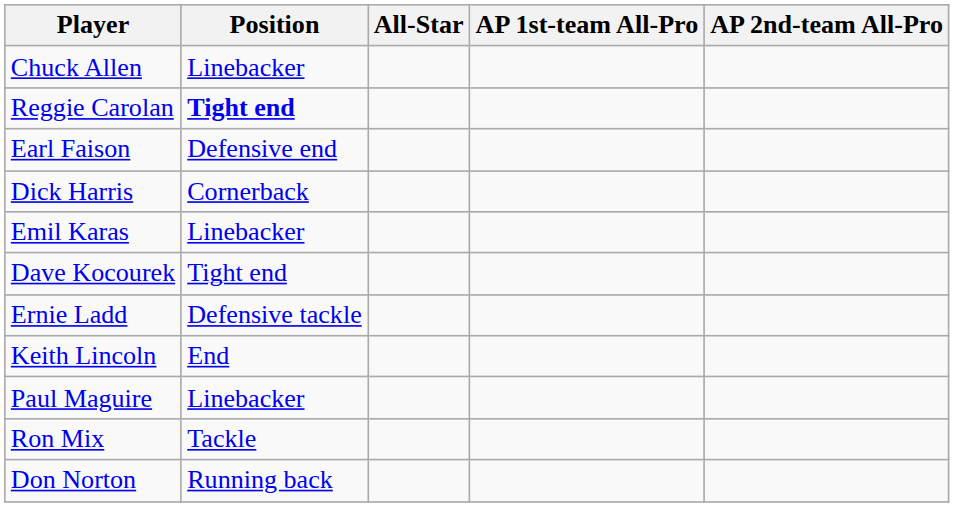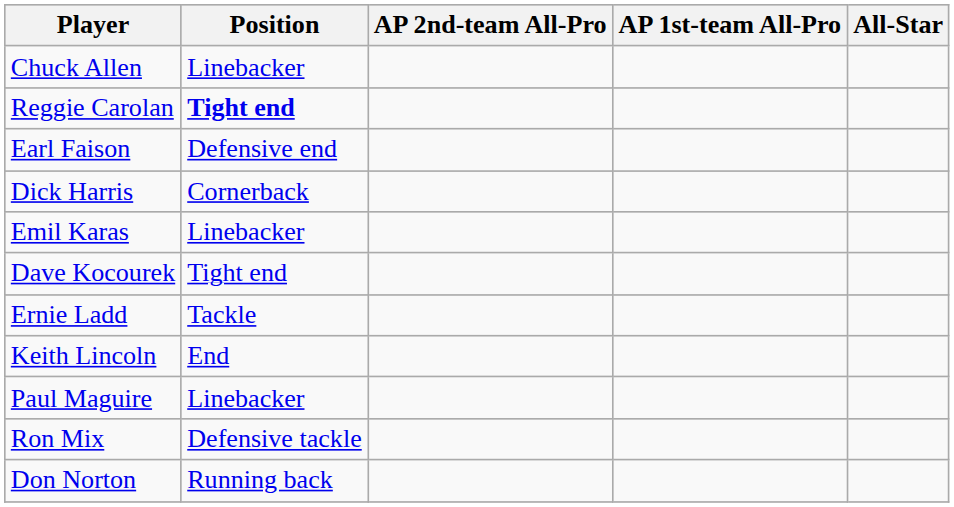columns swapped: (419, 25) <-> (827, 25)
(274, 314) Defensive tackle -> (222, 314) Tackle
(222, 438) Tackle -> (274, 438) Defensive tackle
